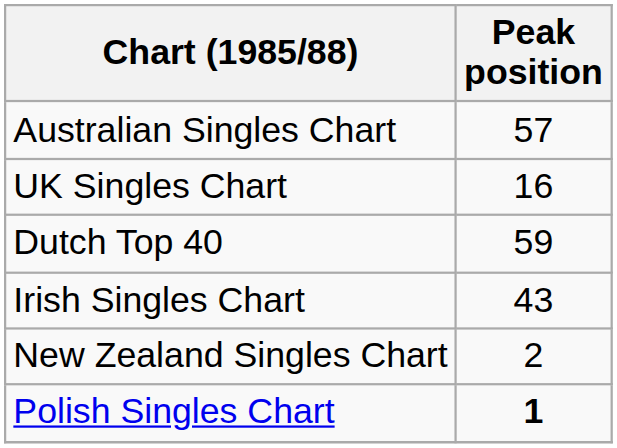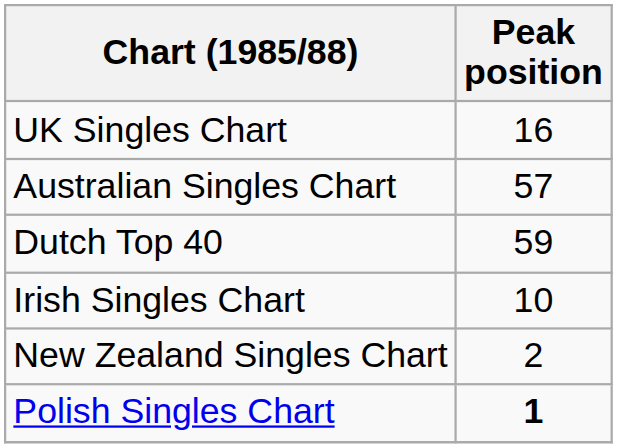rows swapped: (150, 186) <-> (205, 129)
(533, 299) 43 -> (533, 299) 10
